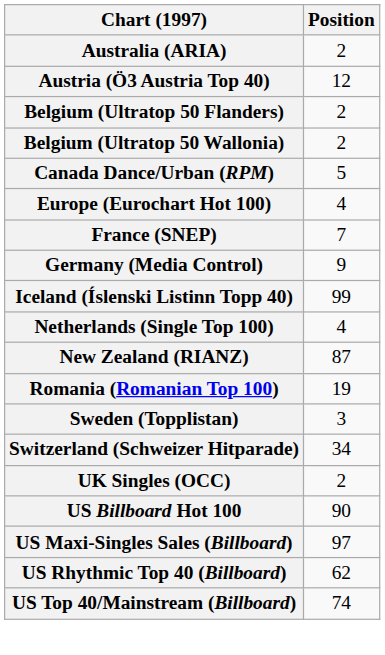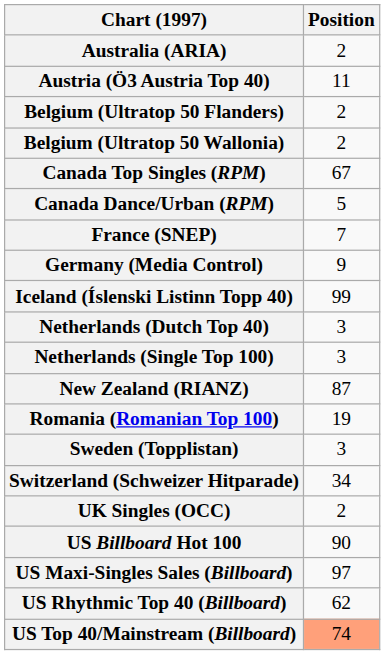(341, 81) 12 -> (341, 81) 11
+ row: (154, 173)
- row: (154, 204)
+ row: (154, 326)
(341, 326) 4 -> (341, 357) 3
(341, 603) no background -> (341, 633) lightsalmon background
